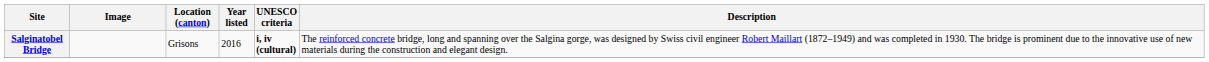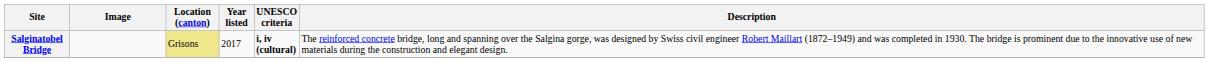(183, 44) no background -> (183, 44) khaki background
(231, 44) 2016 -> (231, 44) 2017
